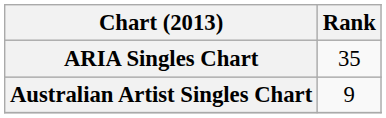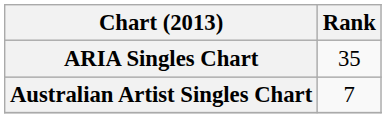(349, 94) 9 -> (349, 94) 7
